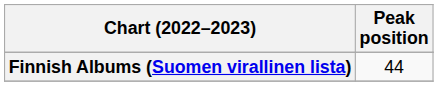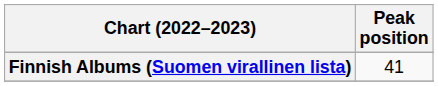(394, 66) 44 -> (394, 66) 41
